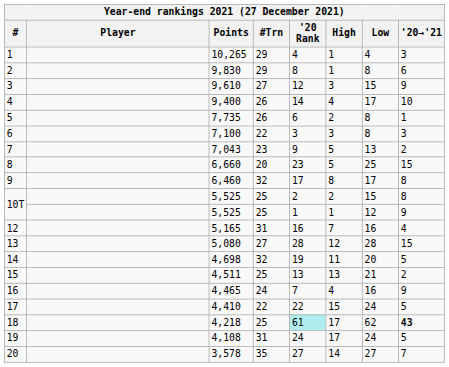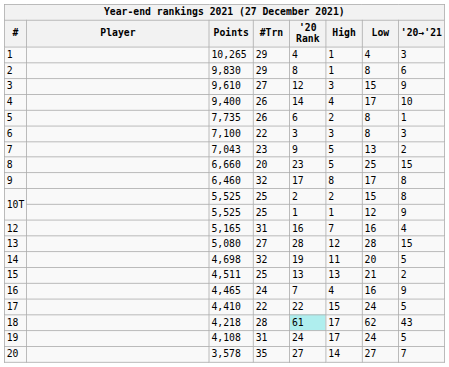(262, 323) 25 -> (262, 323) 28
(407, 323) bold -> (407, 323) normal
